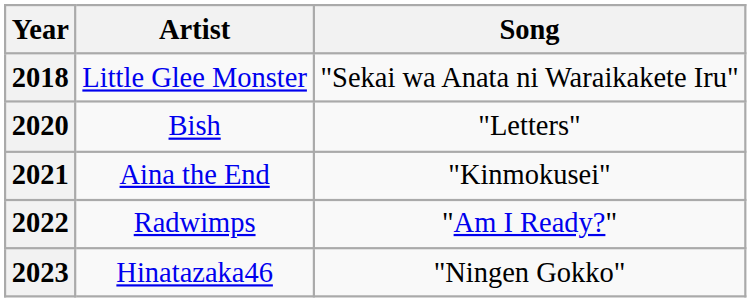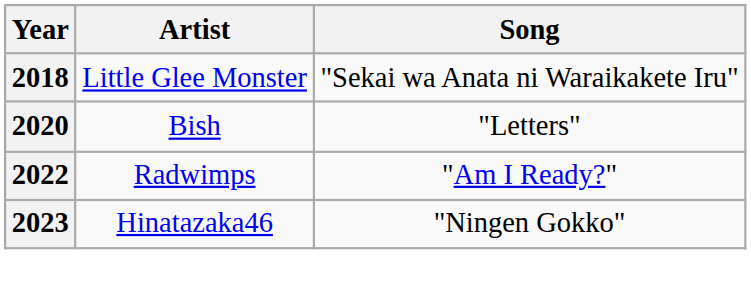- row: (40, 174)
